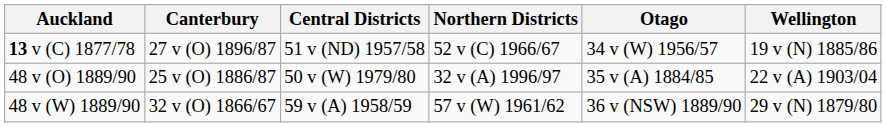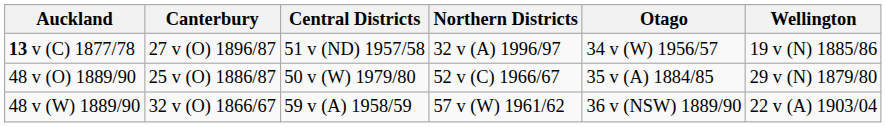(497, 48) 52 v (C) 1966/67 -> (497, 48) 32 v (A) 1996/97
(497, 77) 32 v (A) 1996/97 -> (497, 77) 52 v (C) 1966/67
(813, 77) 22 v (A) 1903/04 -> (813, 77) 29 v (N) 1879/80
(813, 106) 29 v (N) 1879/80 -> (813, 106) 22 v (A) 1903/04
